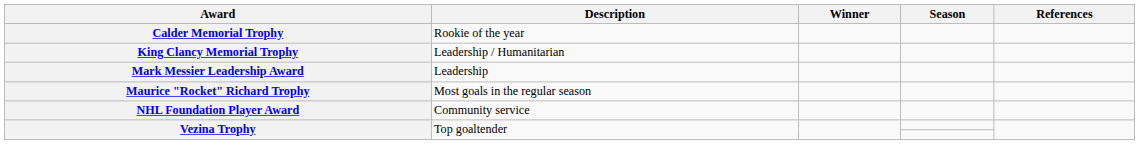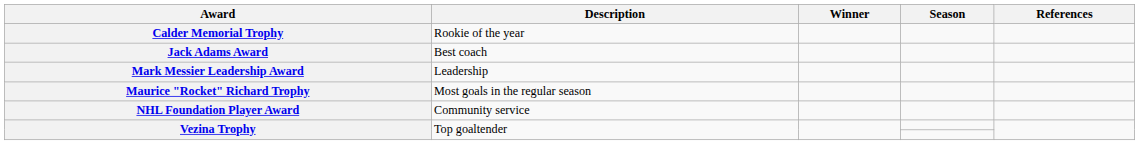+ row: (218, 52)
- row: (218, 52)
